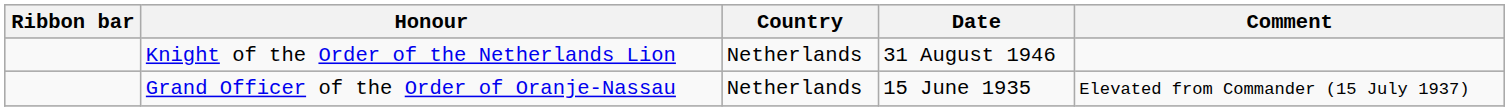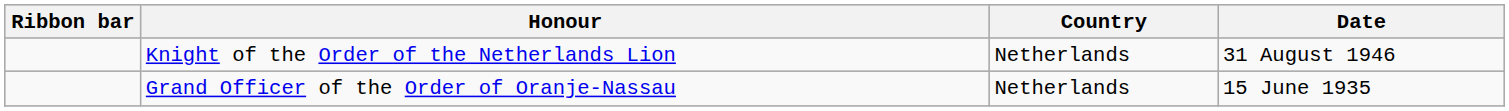- column: (1290, 22)
